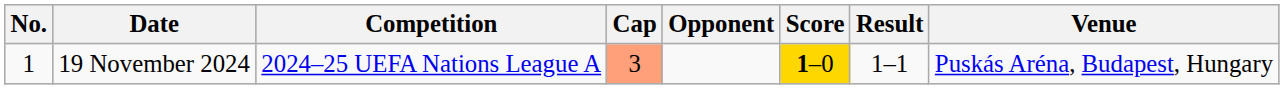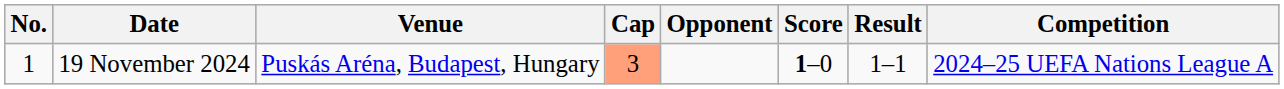columns swapped: (1104, 24) <-> (431, 24)
(815, 63) gold background -> (813, 63) no background
